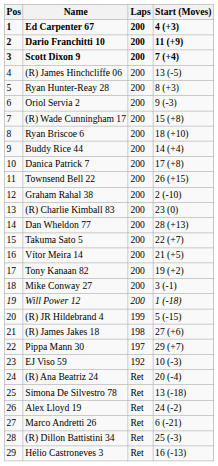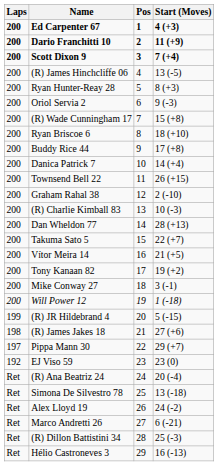columns swapped: (14, 12) <-> (141, 12)
(169, 149) 14 (+4) -> (169, 149) 17 (+8)
(169, 164) 17 (+8) -> (169, 164) 14 (+4)
(167, 210) 23 (0) -> (168, 210) 10 (-3)
(168, 362) 10 (-3) -> (167, 362) 23 (0)
